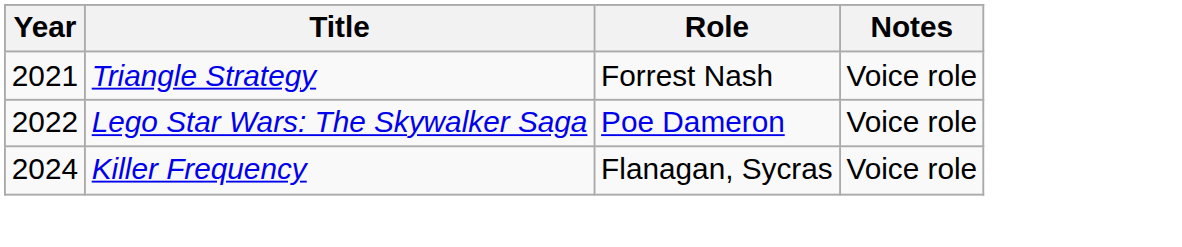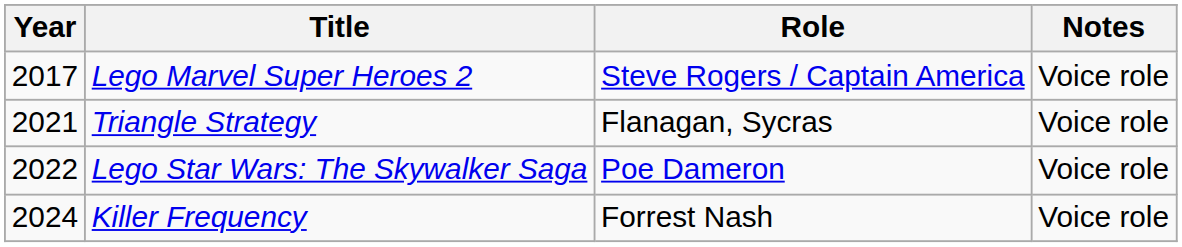+ row: (282, 75)
(687, 75) Forrest Nash -> (717, 122) Flanagan, Sycras
(717, 169) Flanagan, Sycras -> (687, 216) Forrest Nash
